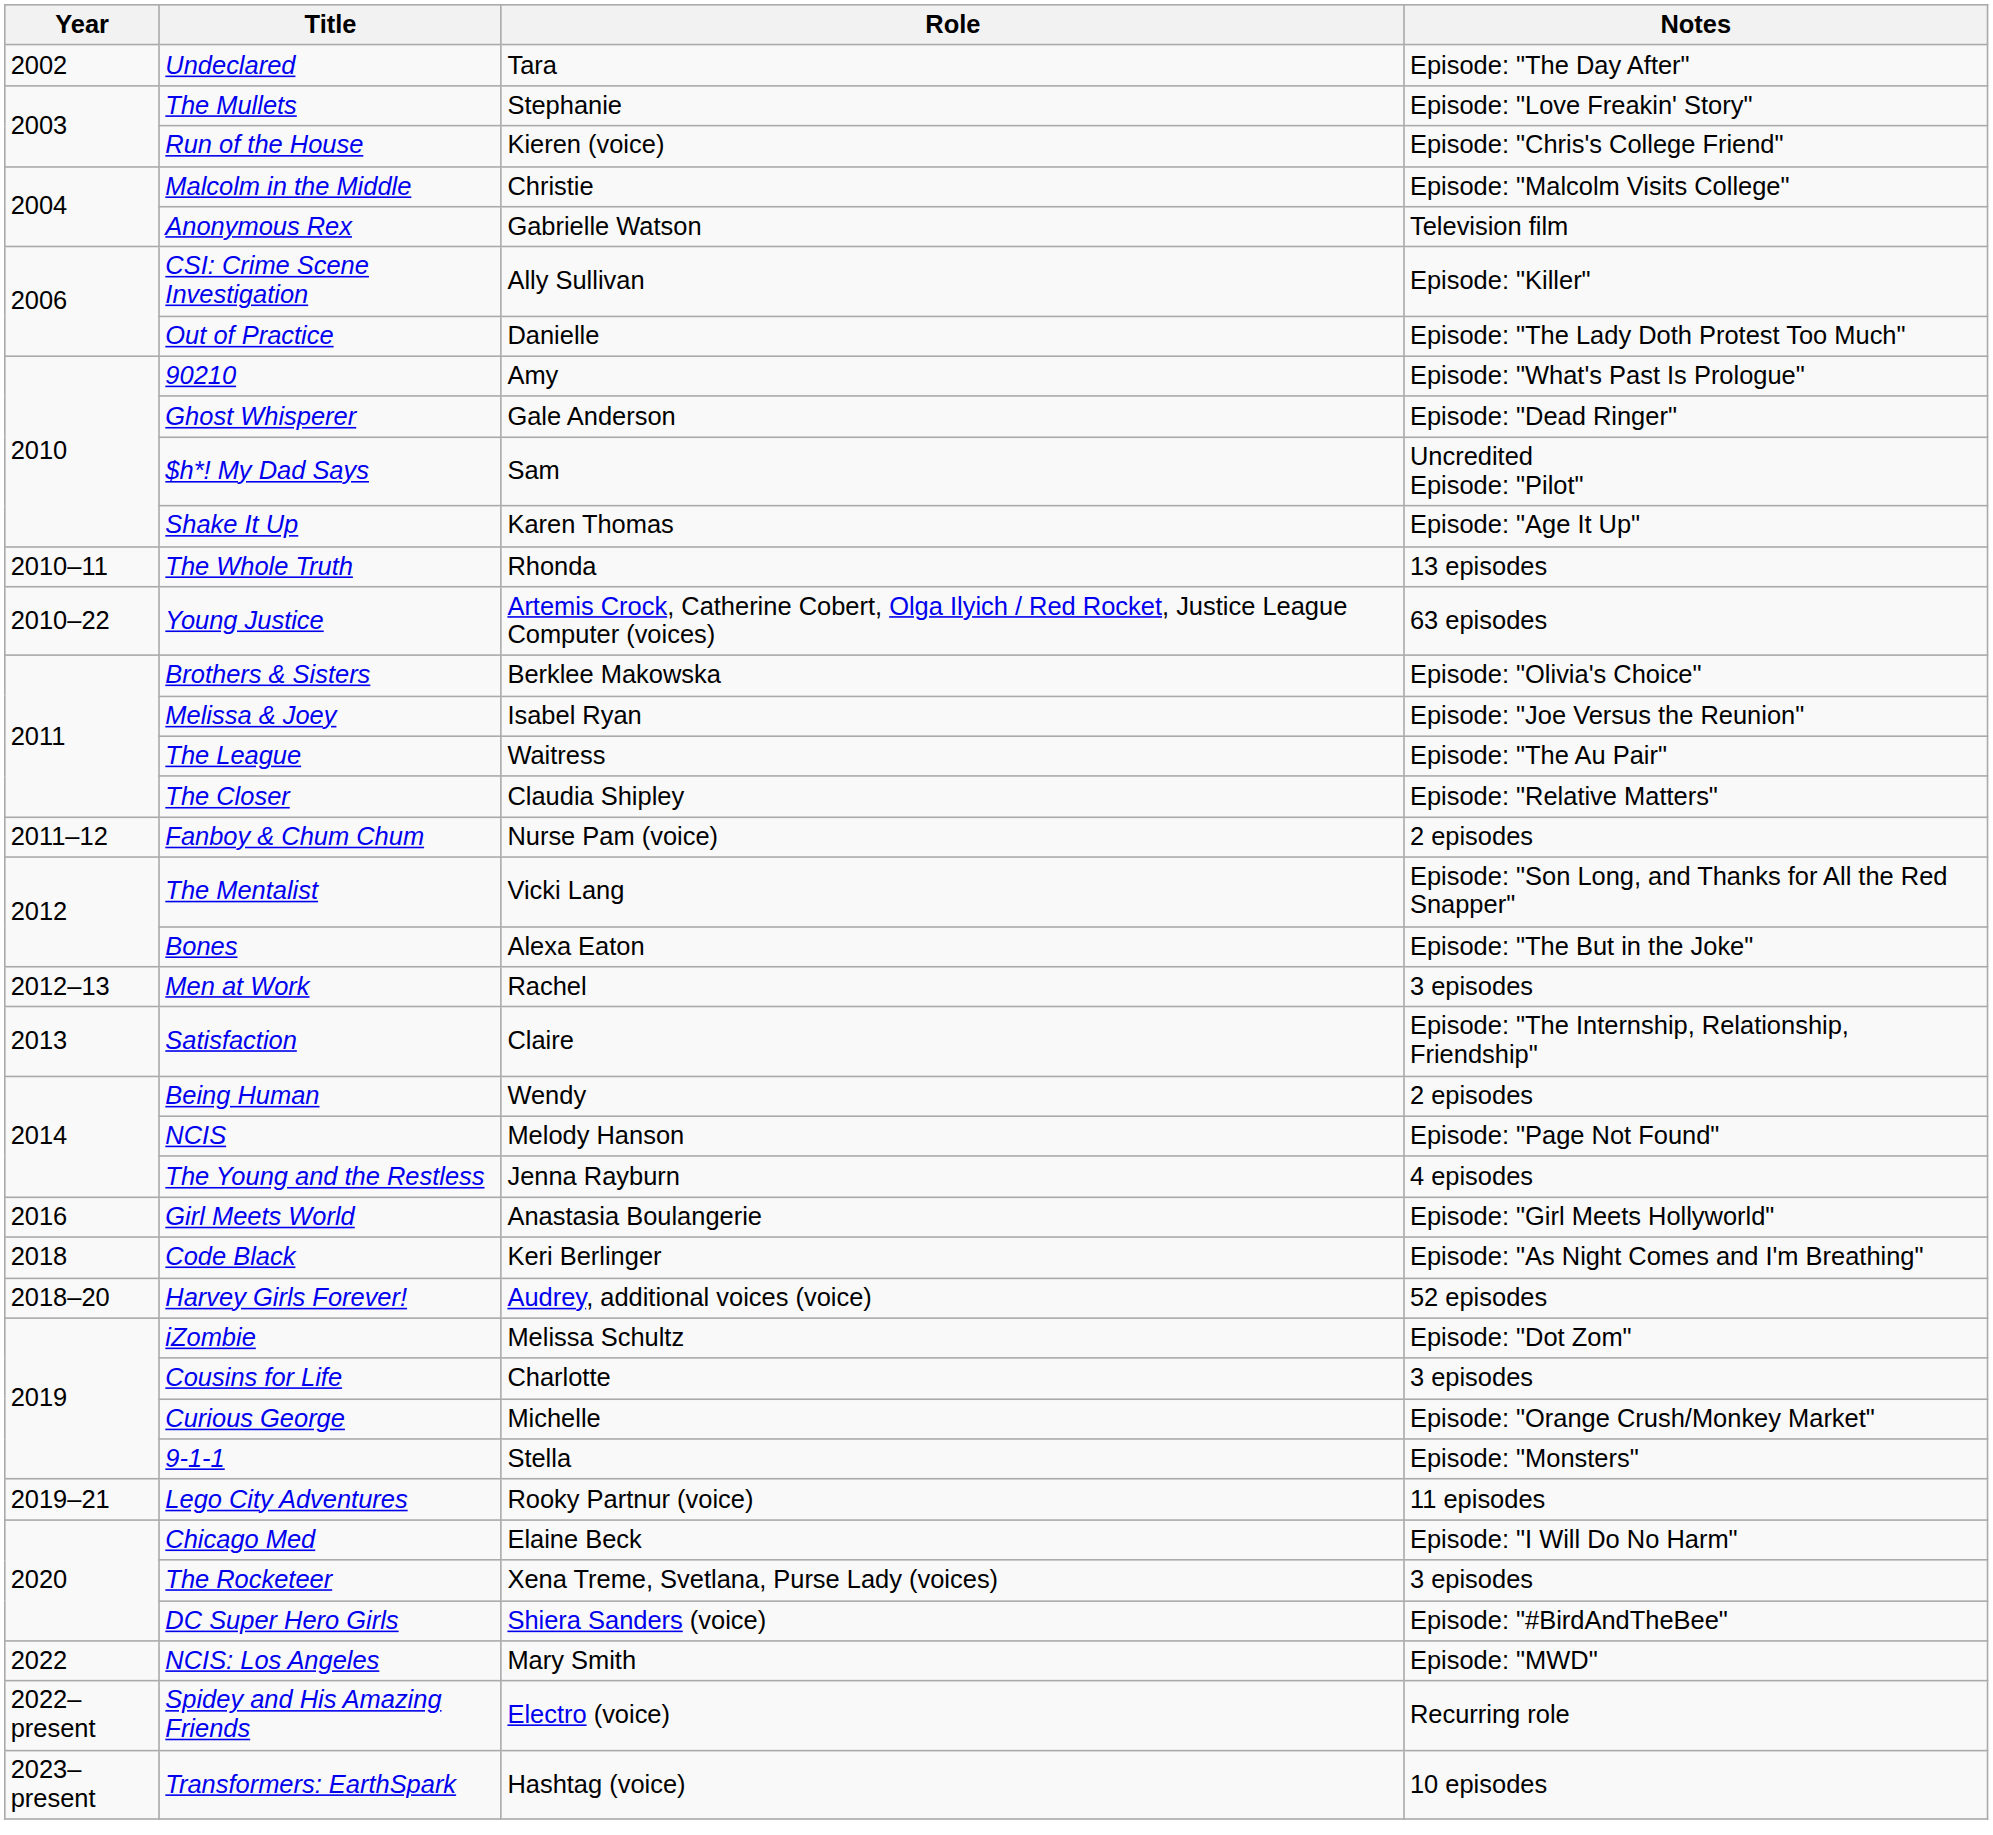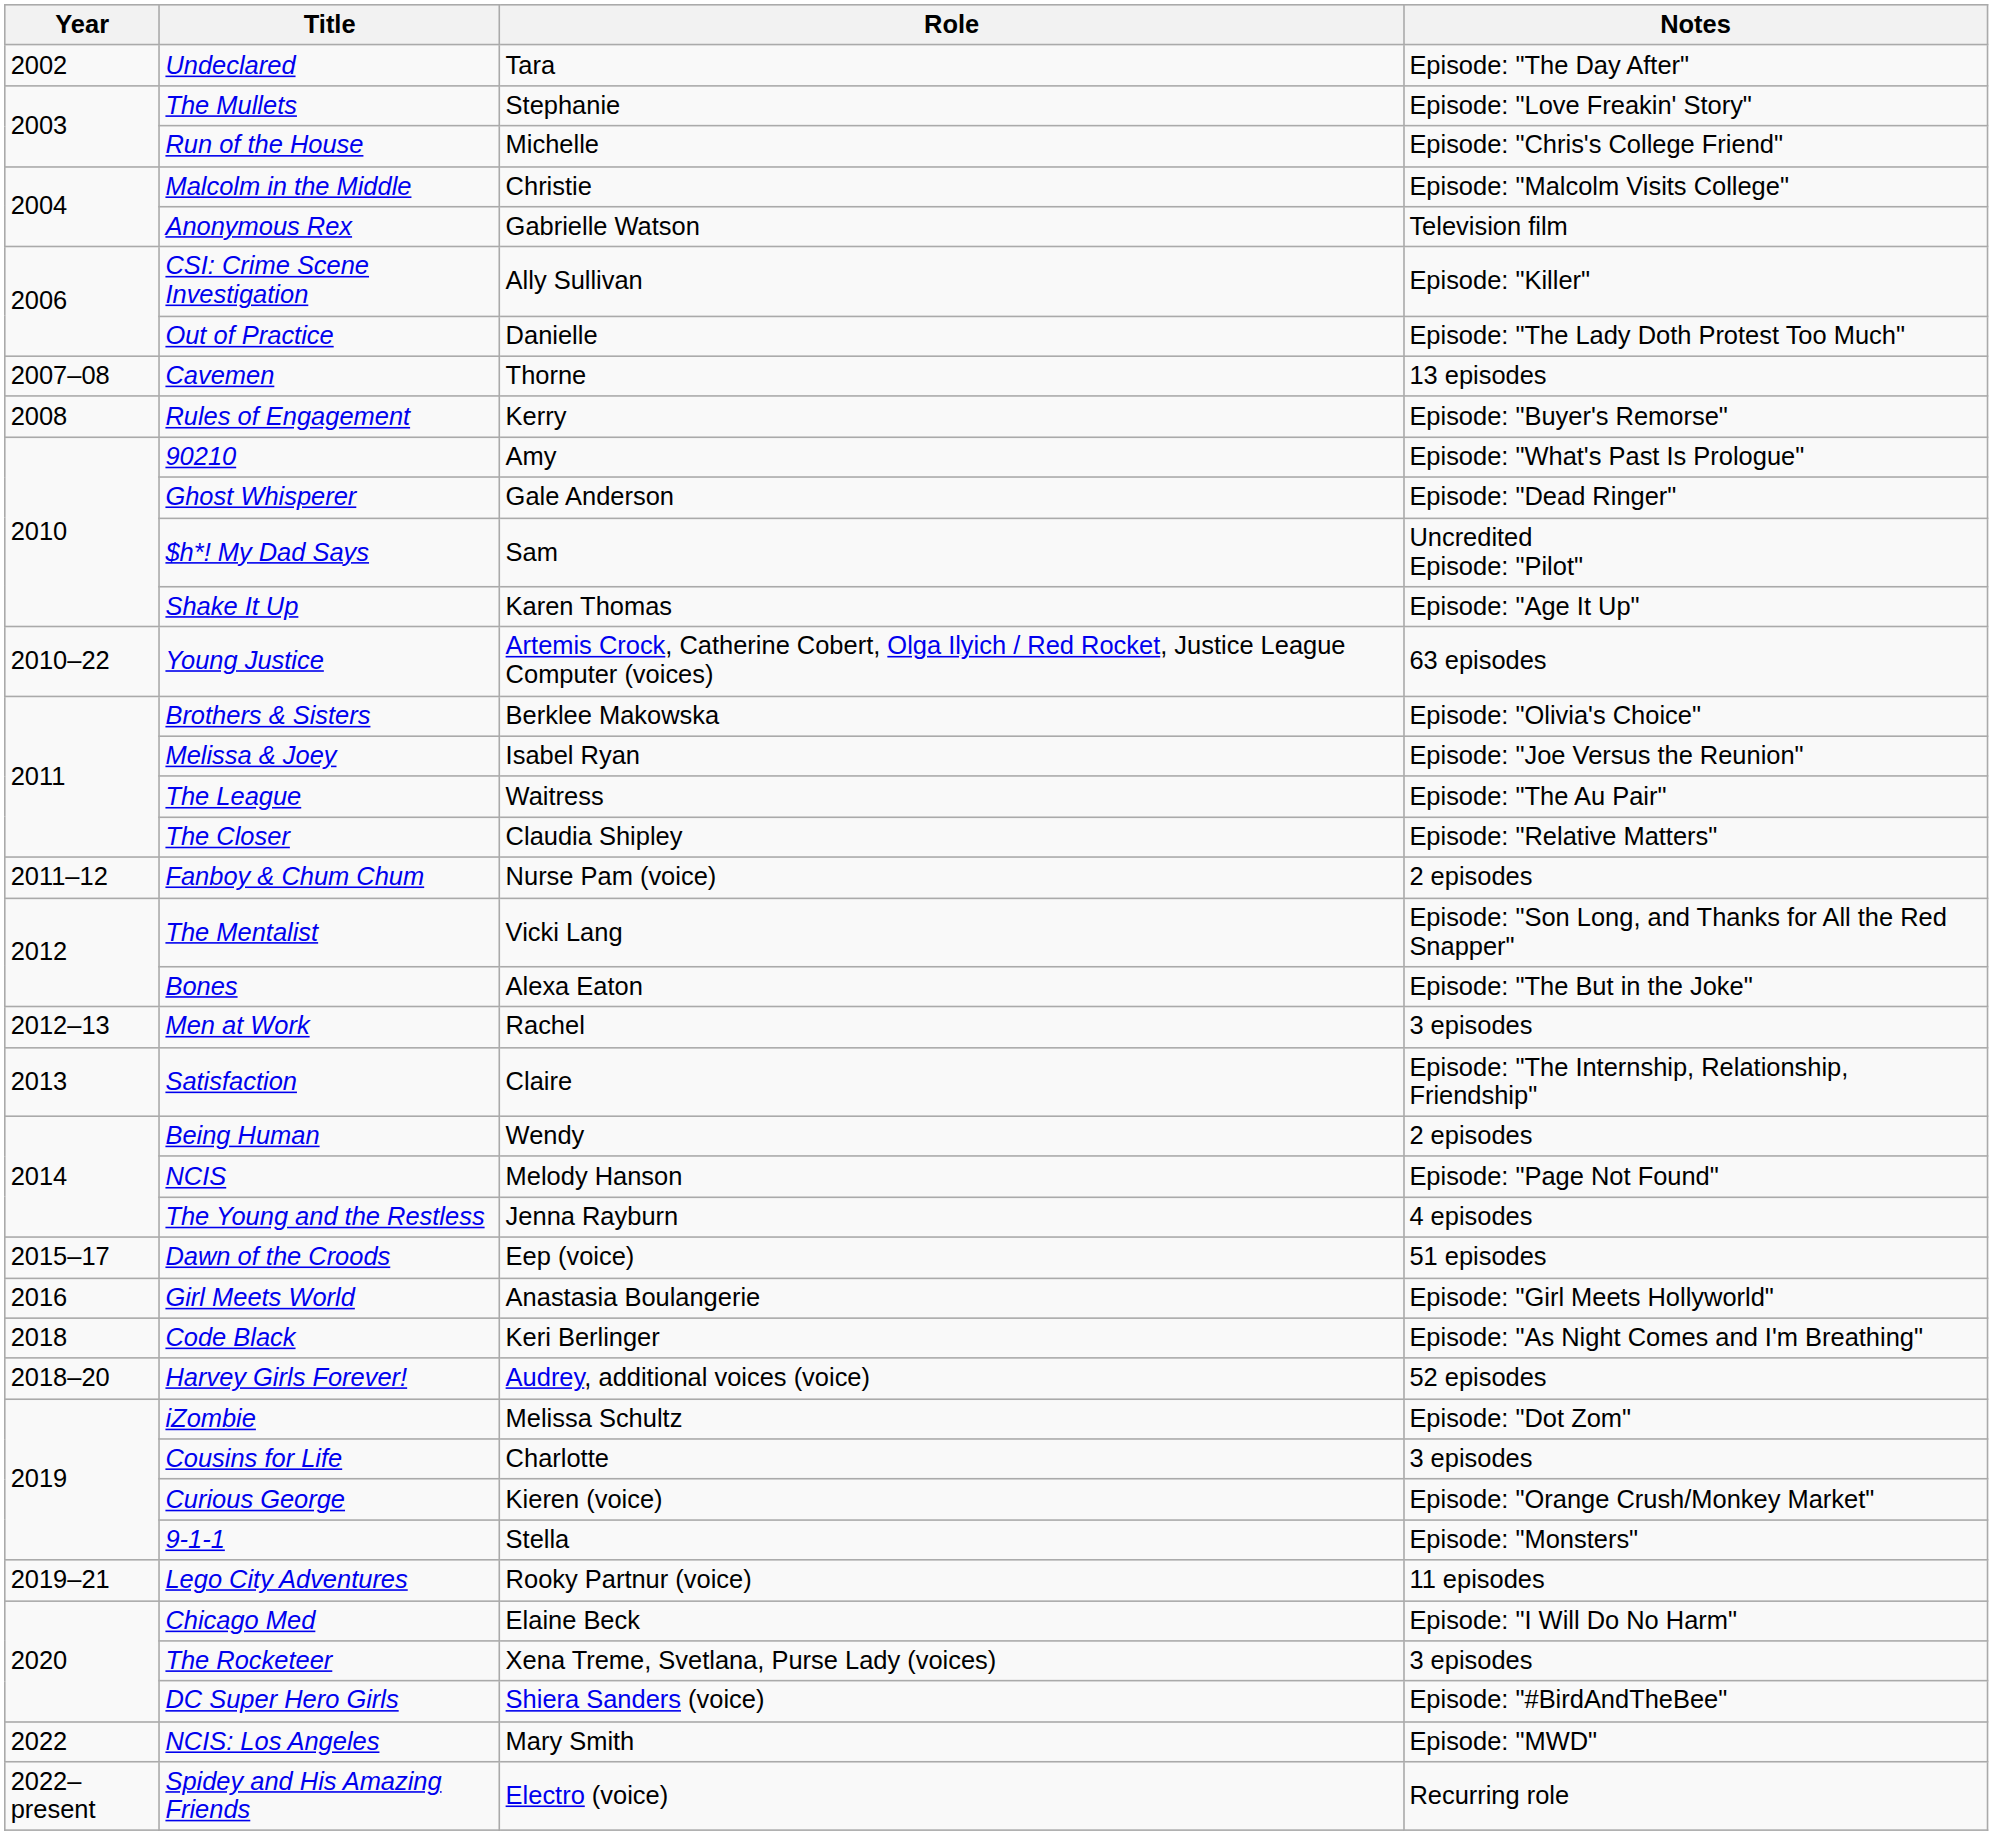(586, 145) Kieren (voice) -> (552, 145) Michelle
+ row: (220, 376)
+ row: (288, 416)
- row: (259, 566)
+ row: (278, 1257)
(554, 1418) Michelle -> (584, 1499) Kieren (voice)
- row: (311, 1784)
